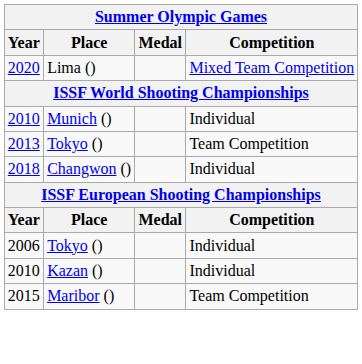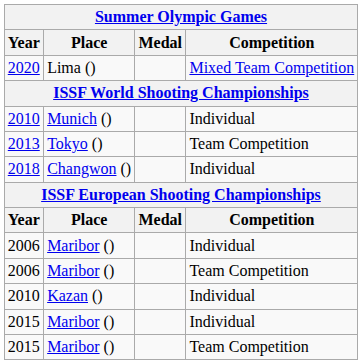(75, 245) Tokyo () -> (81, 245) Maribor ()
+ row: (24, 270)
+ row: (24, 321)
